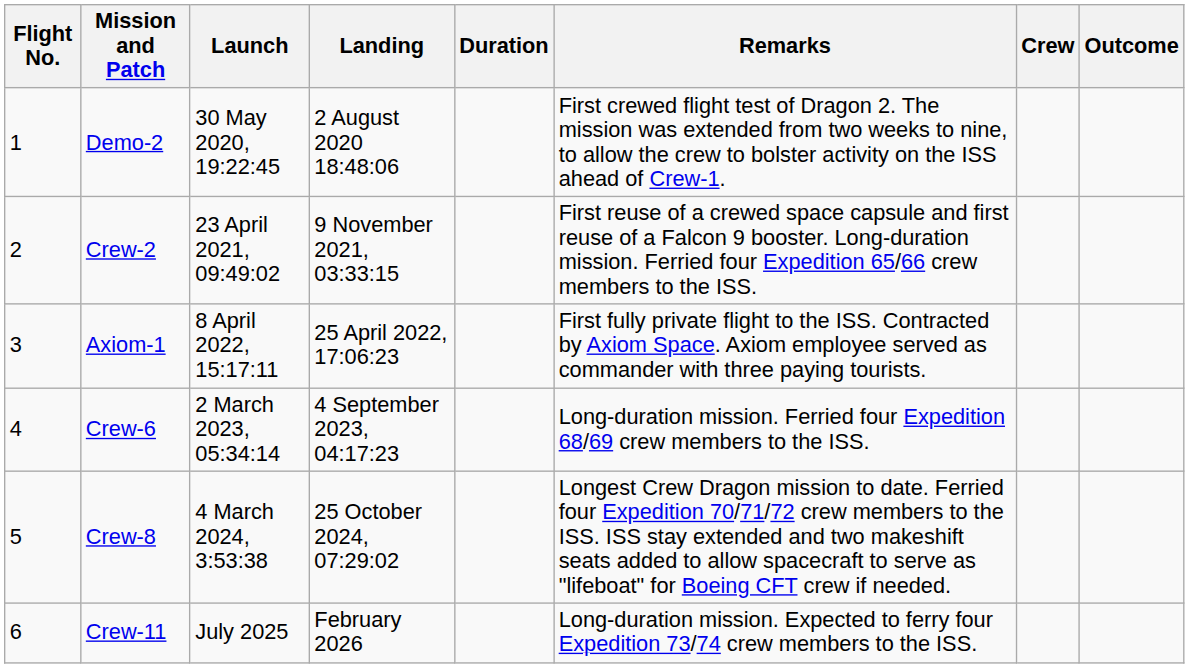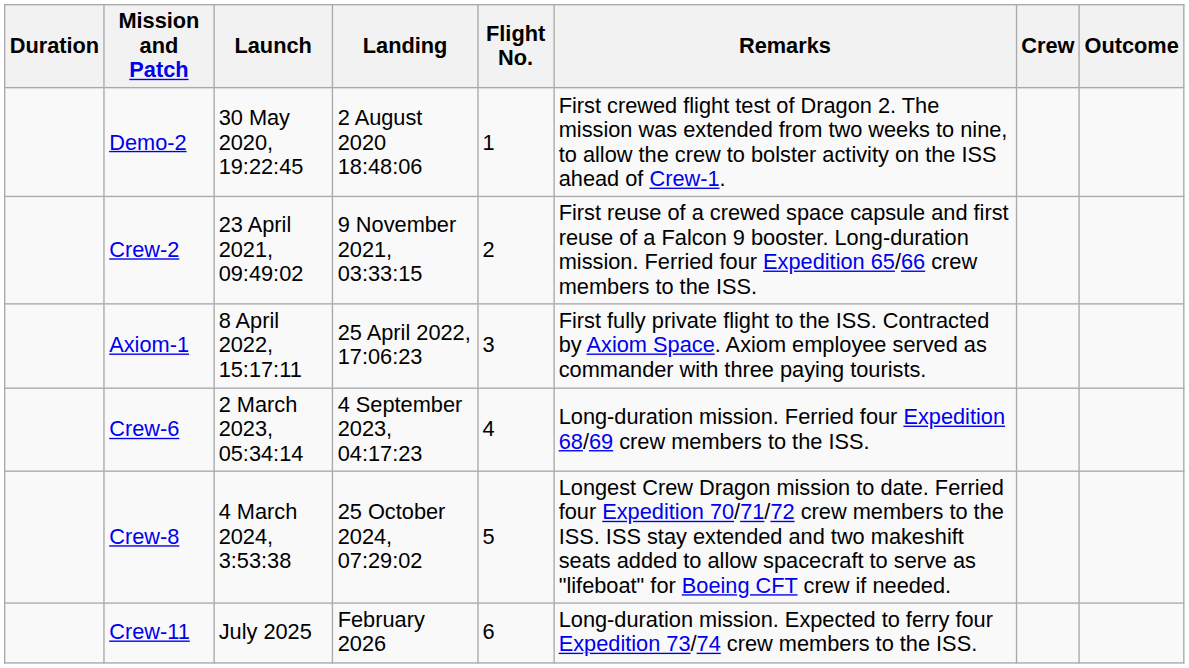columns swapped: (43, 46) <-> (504, 46)
